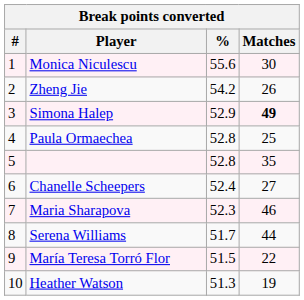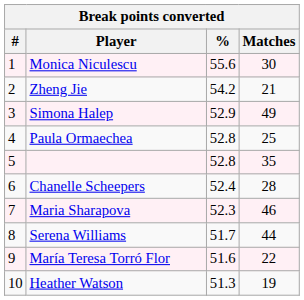(269, 89) 26 -> (269, 89) 21
(269, 113) bold -> (269, 113) normal
(269, 186) 27 -> (269, 186) 28
(223, 259) 51.5 -> (223, 259) 51.6
